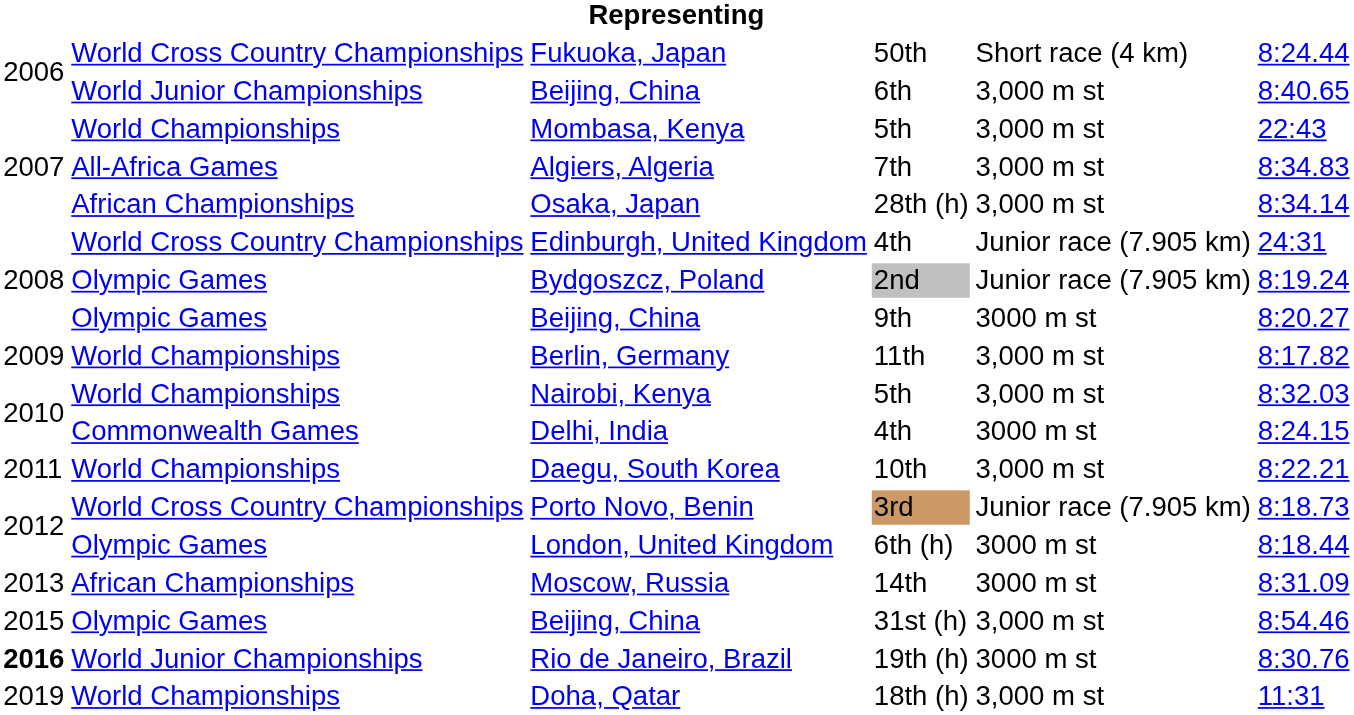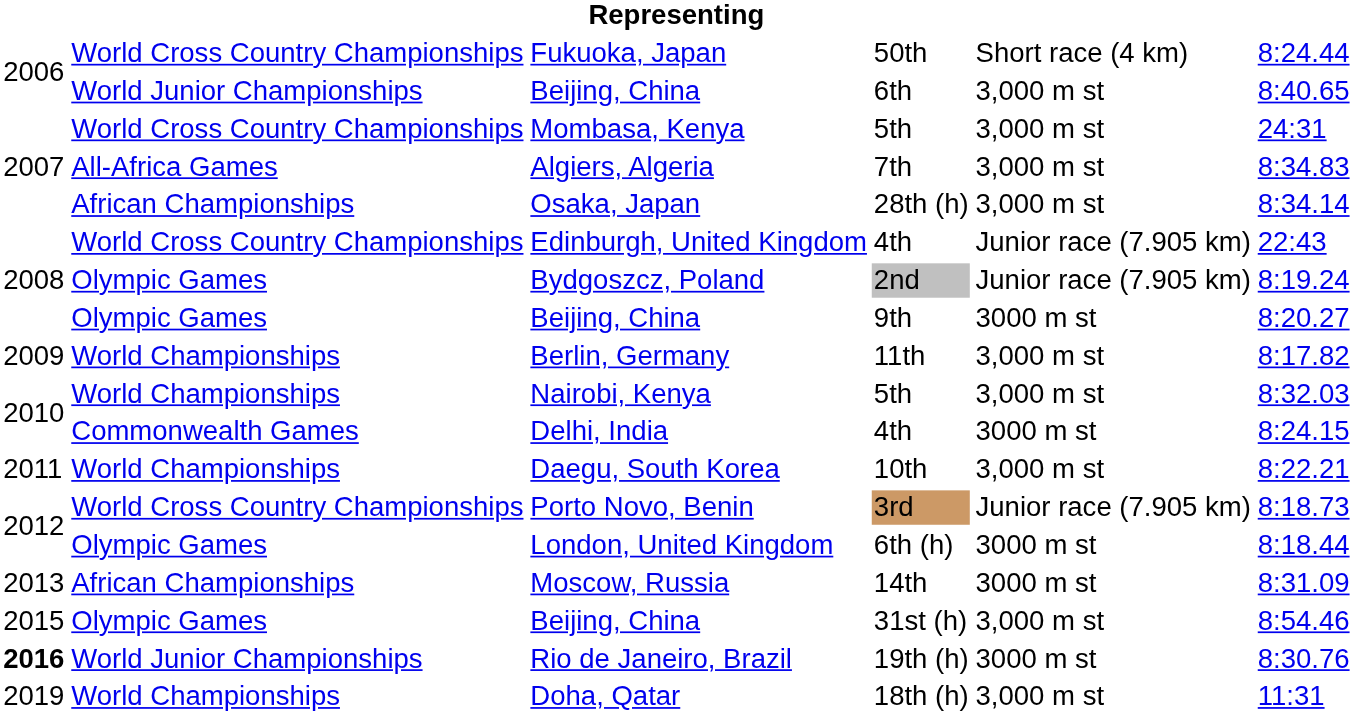(206, 128) World Championships -> (297, 128) World Cross Country Championships
(1292, 128) 22:43 -> (1292, 128) 24:31
(1292, 242) 24:31 -> (1292, 242) 22:43
